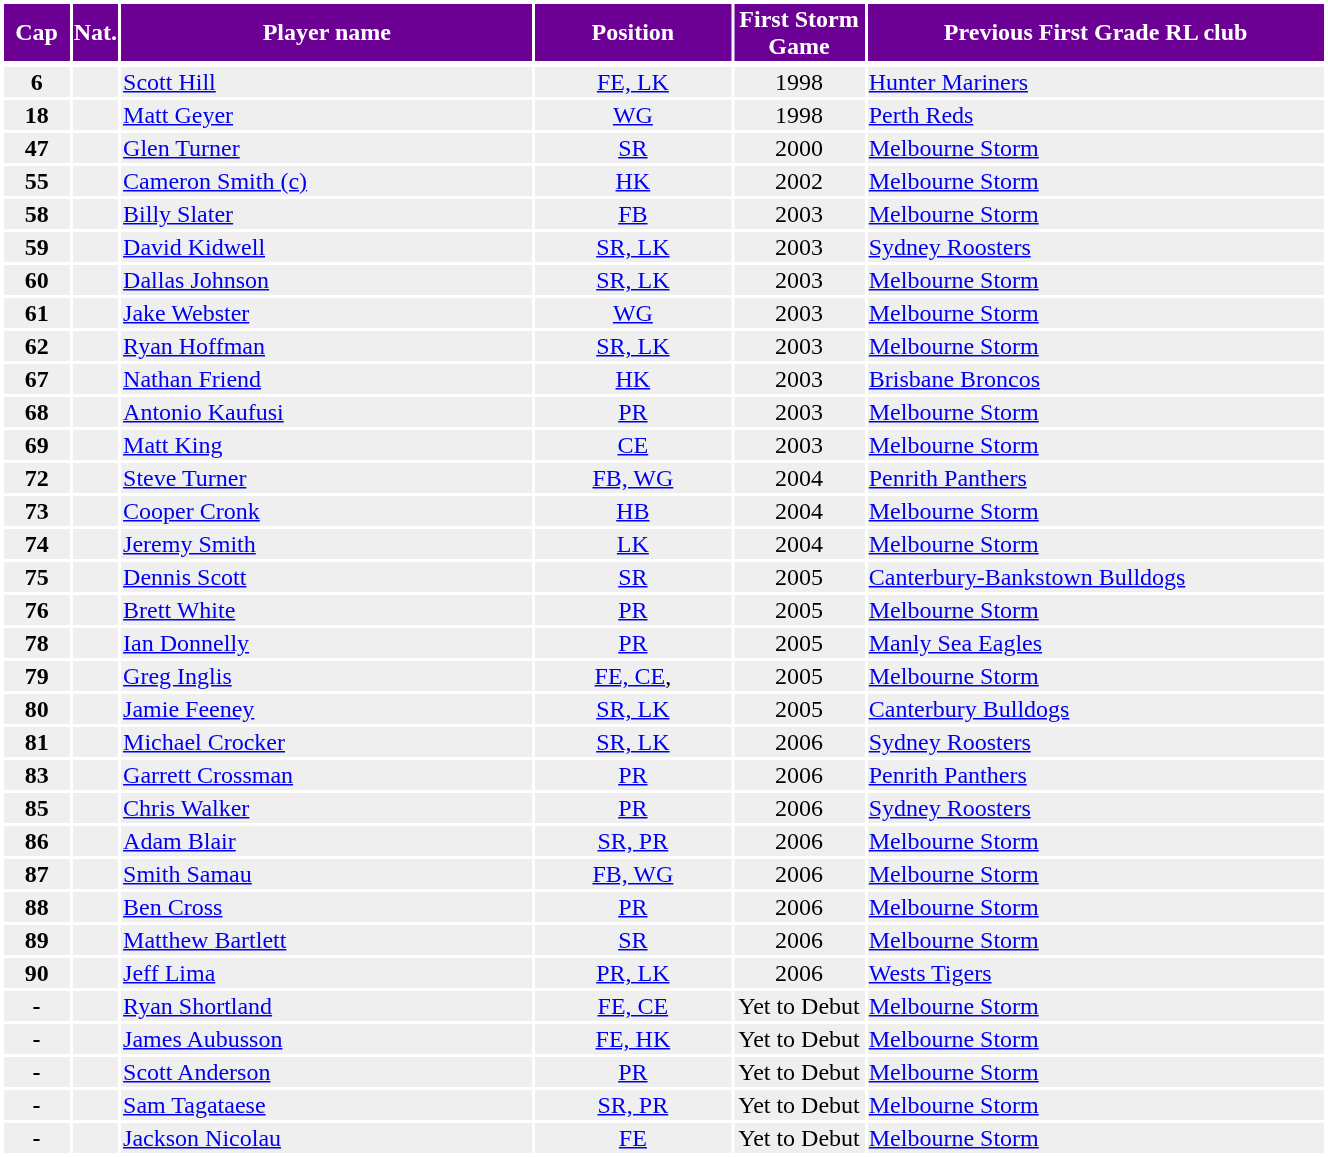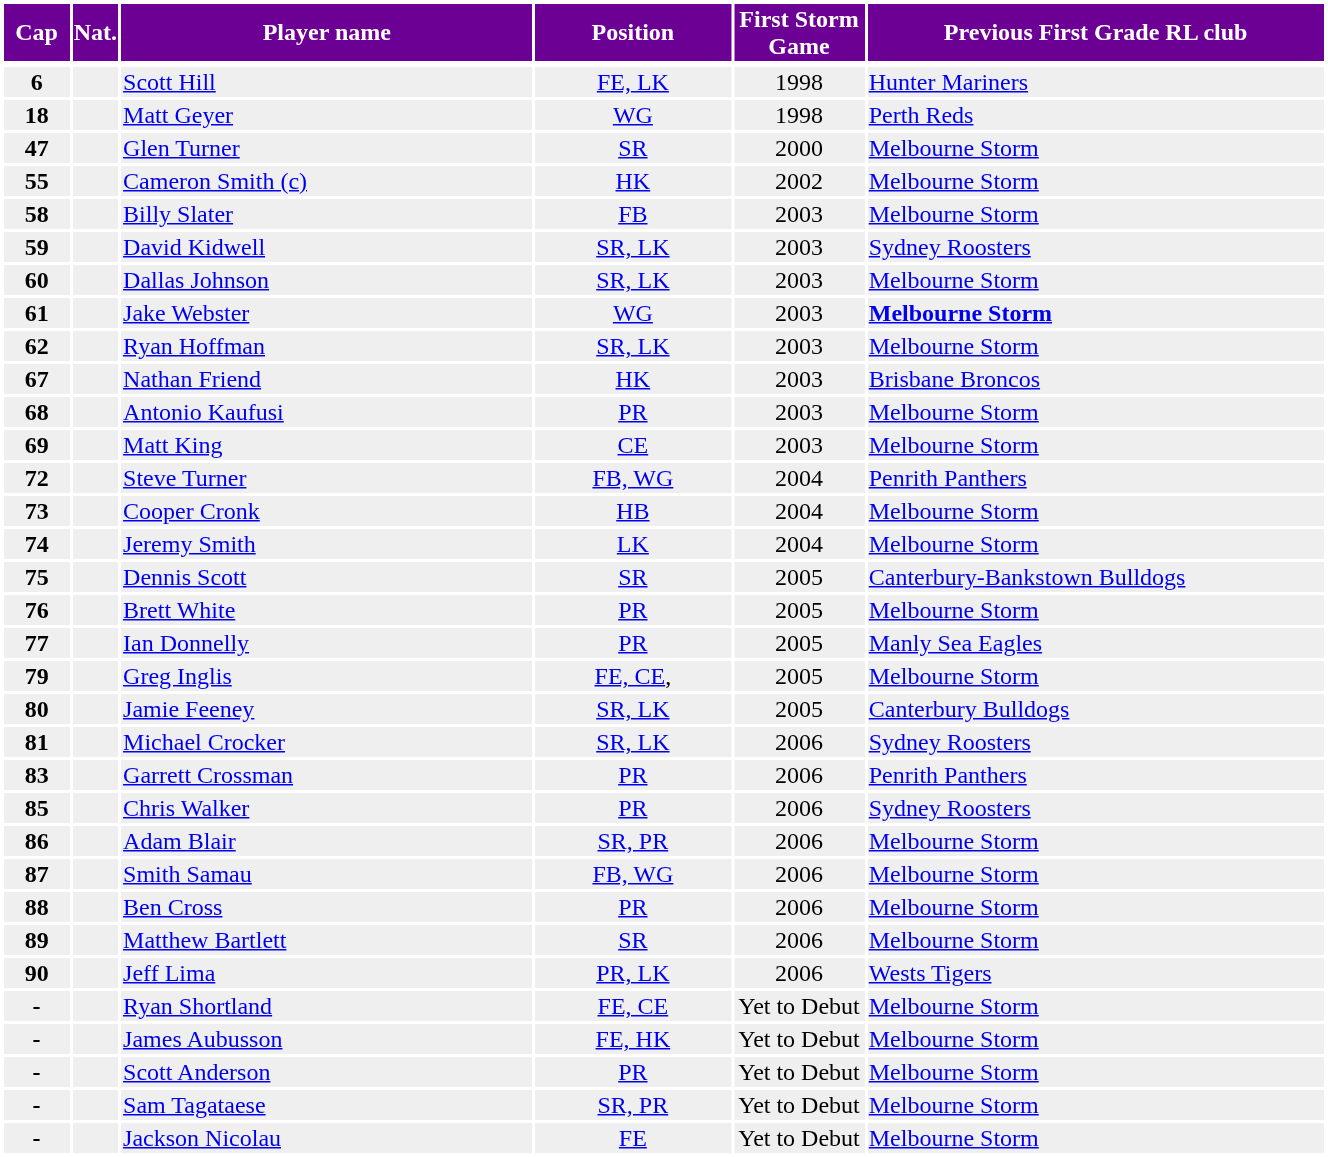(954, 312) normal -> (960, 312) bold
(37, 642) 78 -> (37, 642) 77
